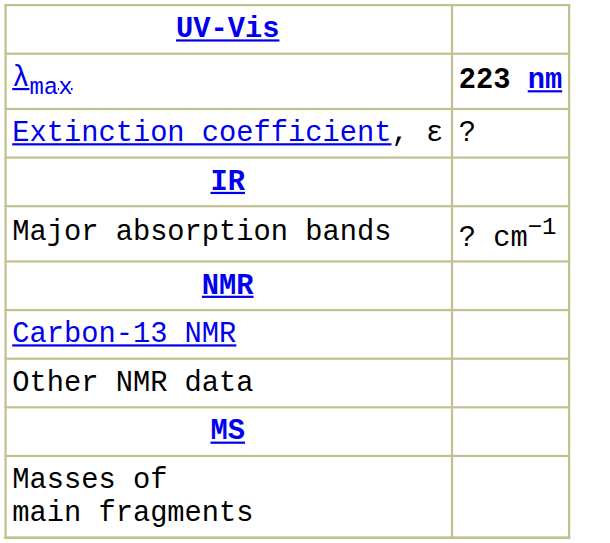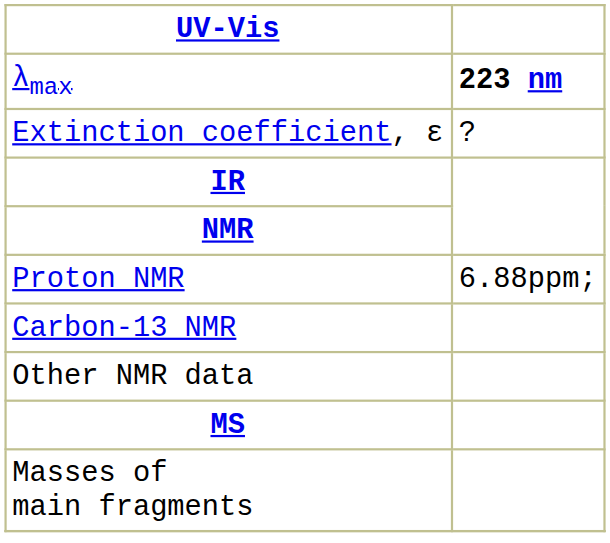- row: (202, 233)
+ row: (98, 278)
